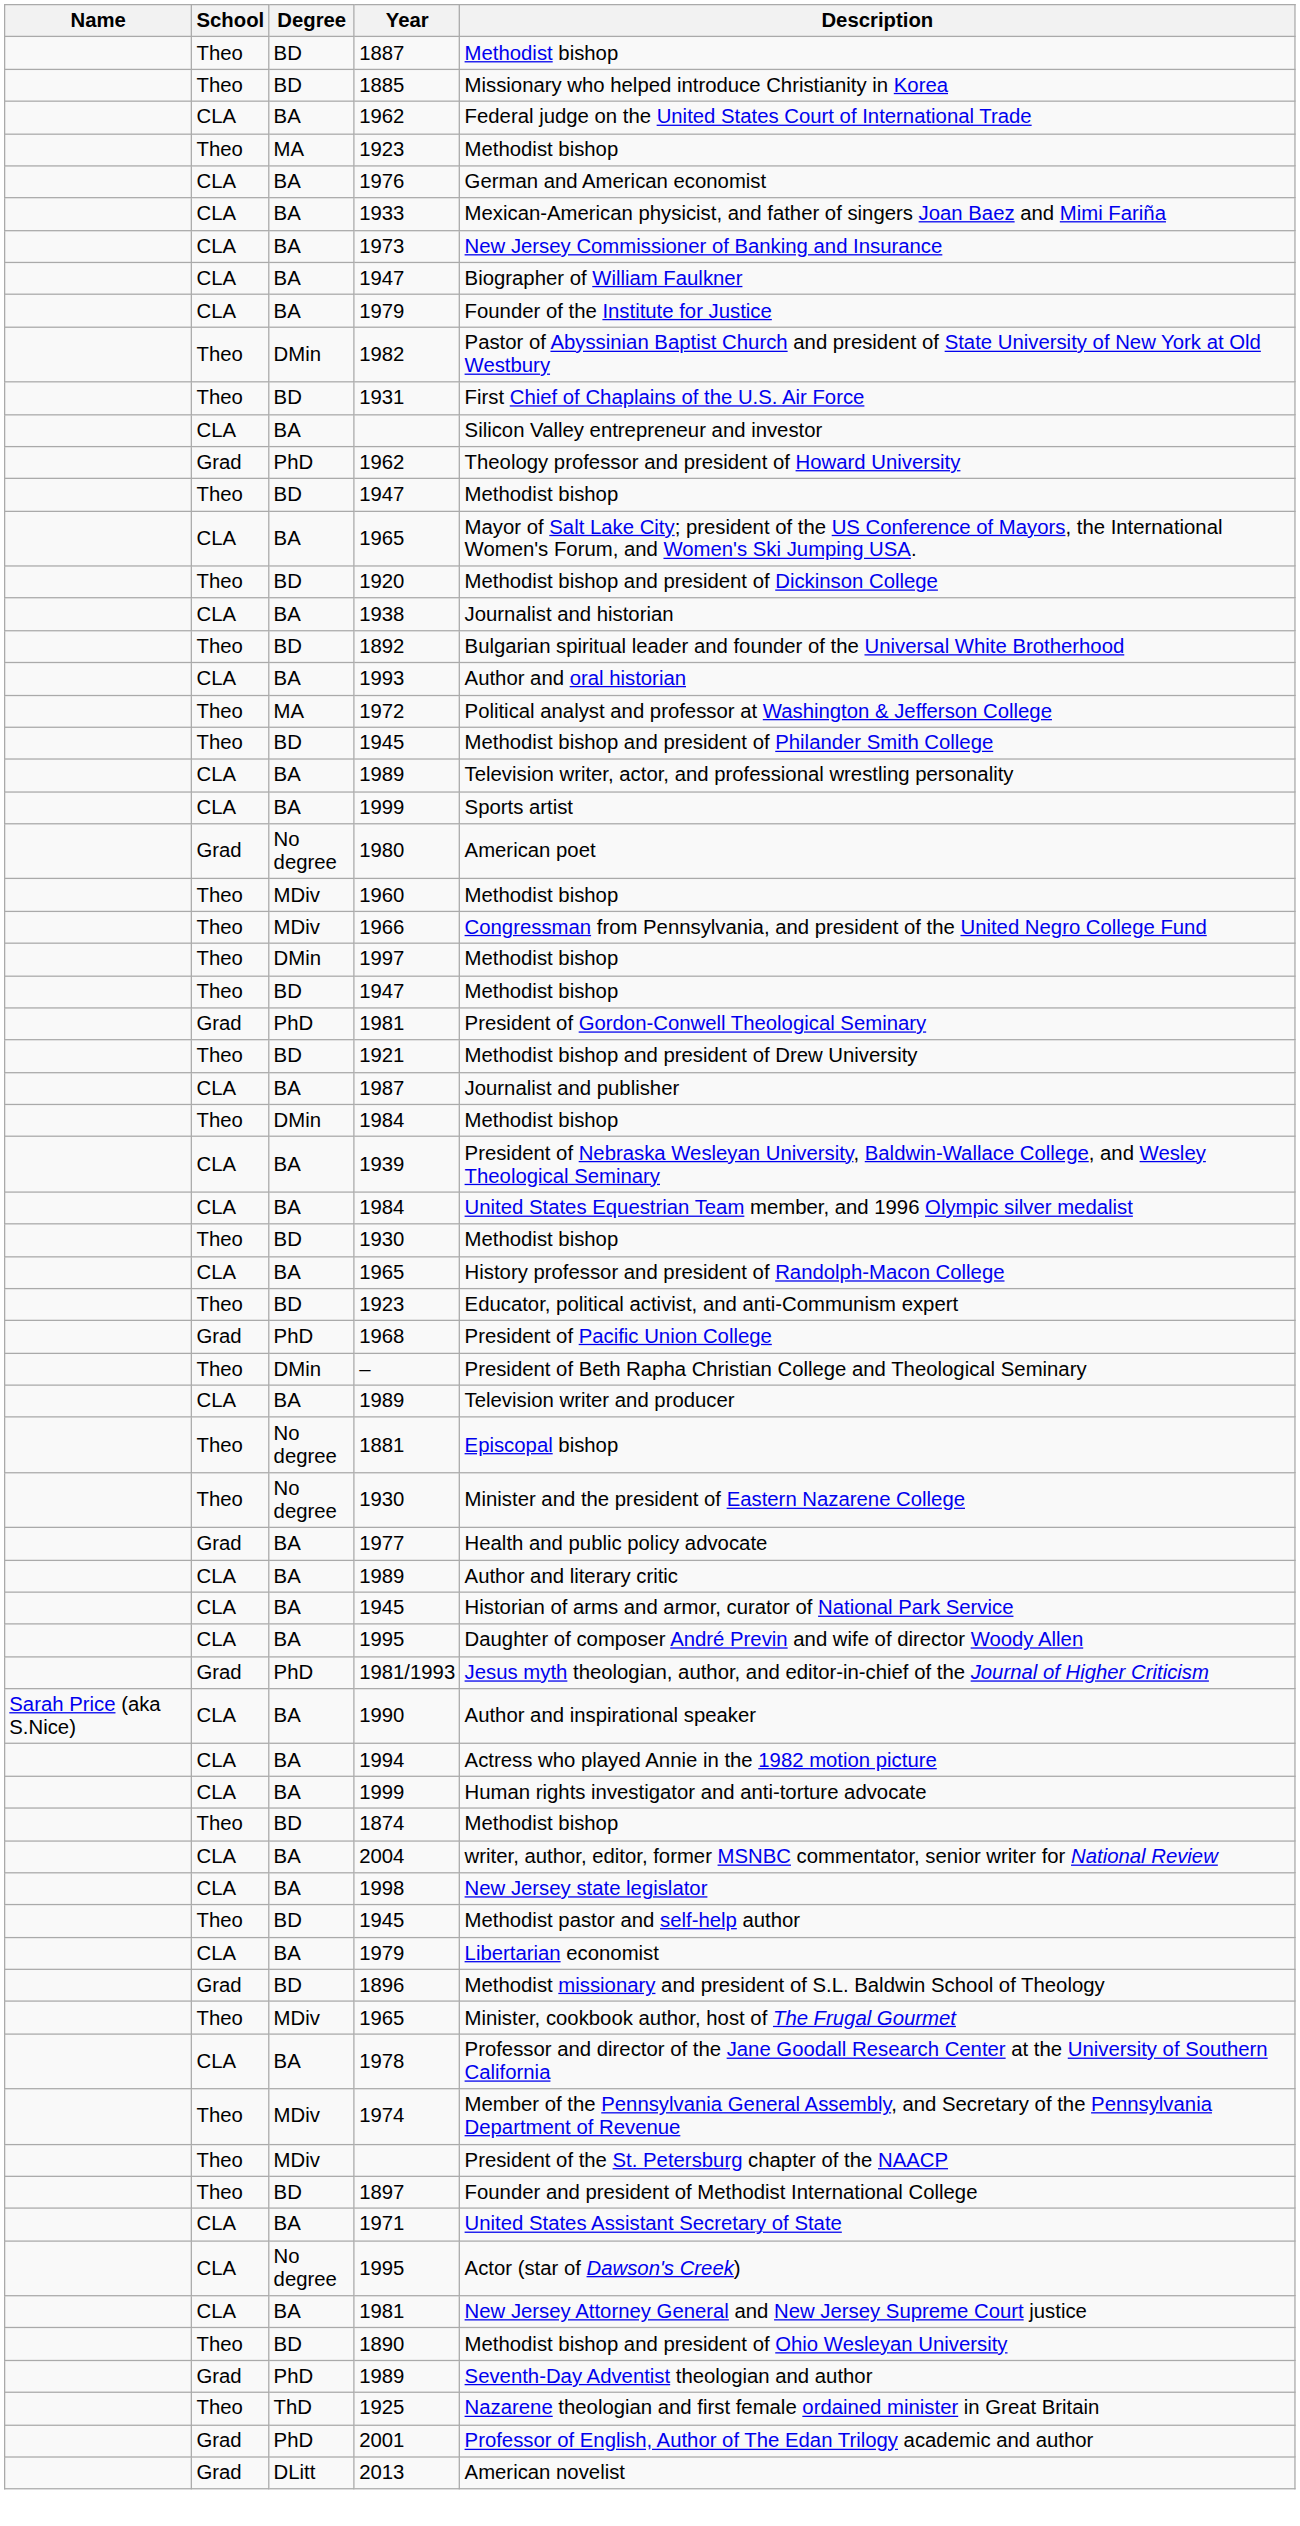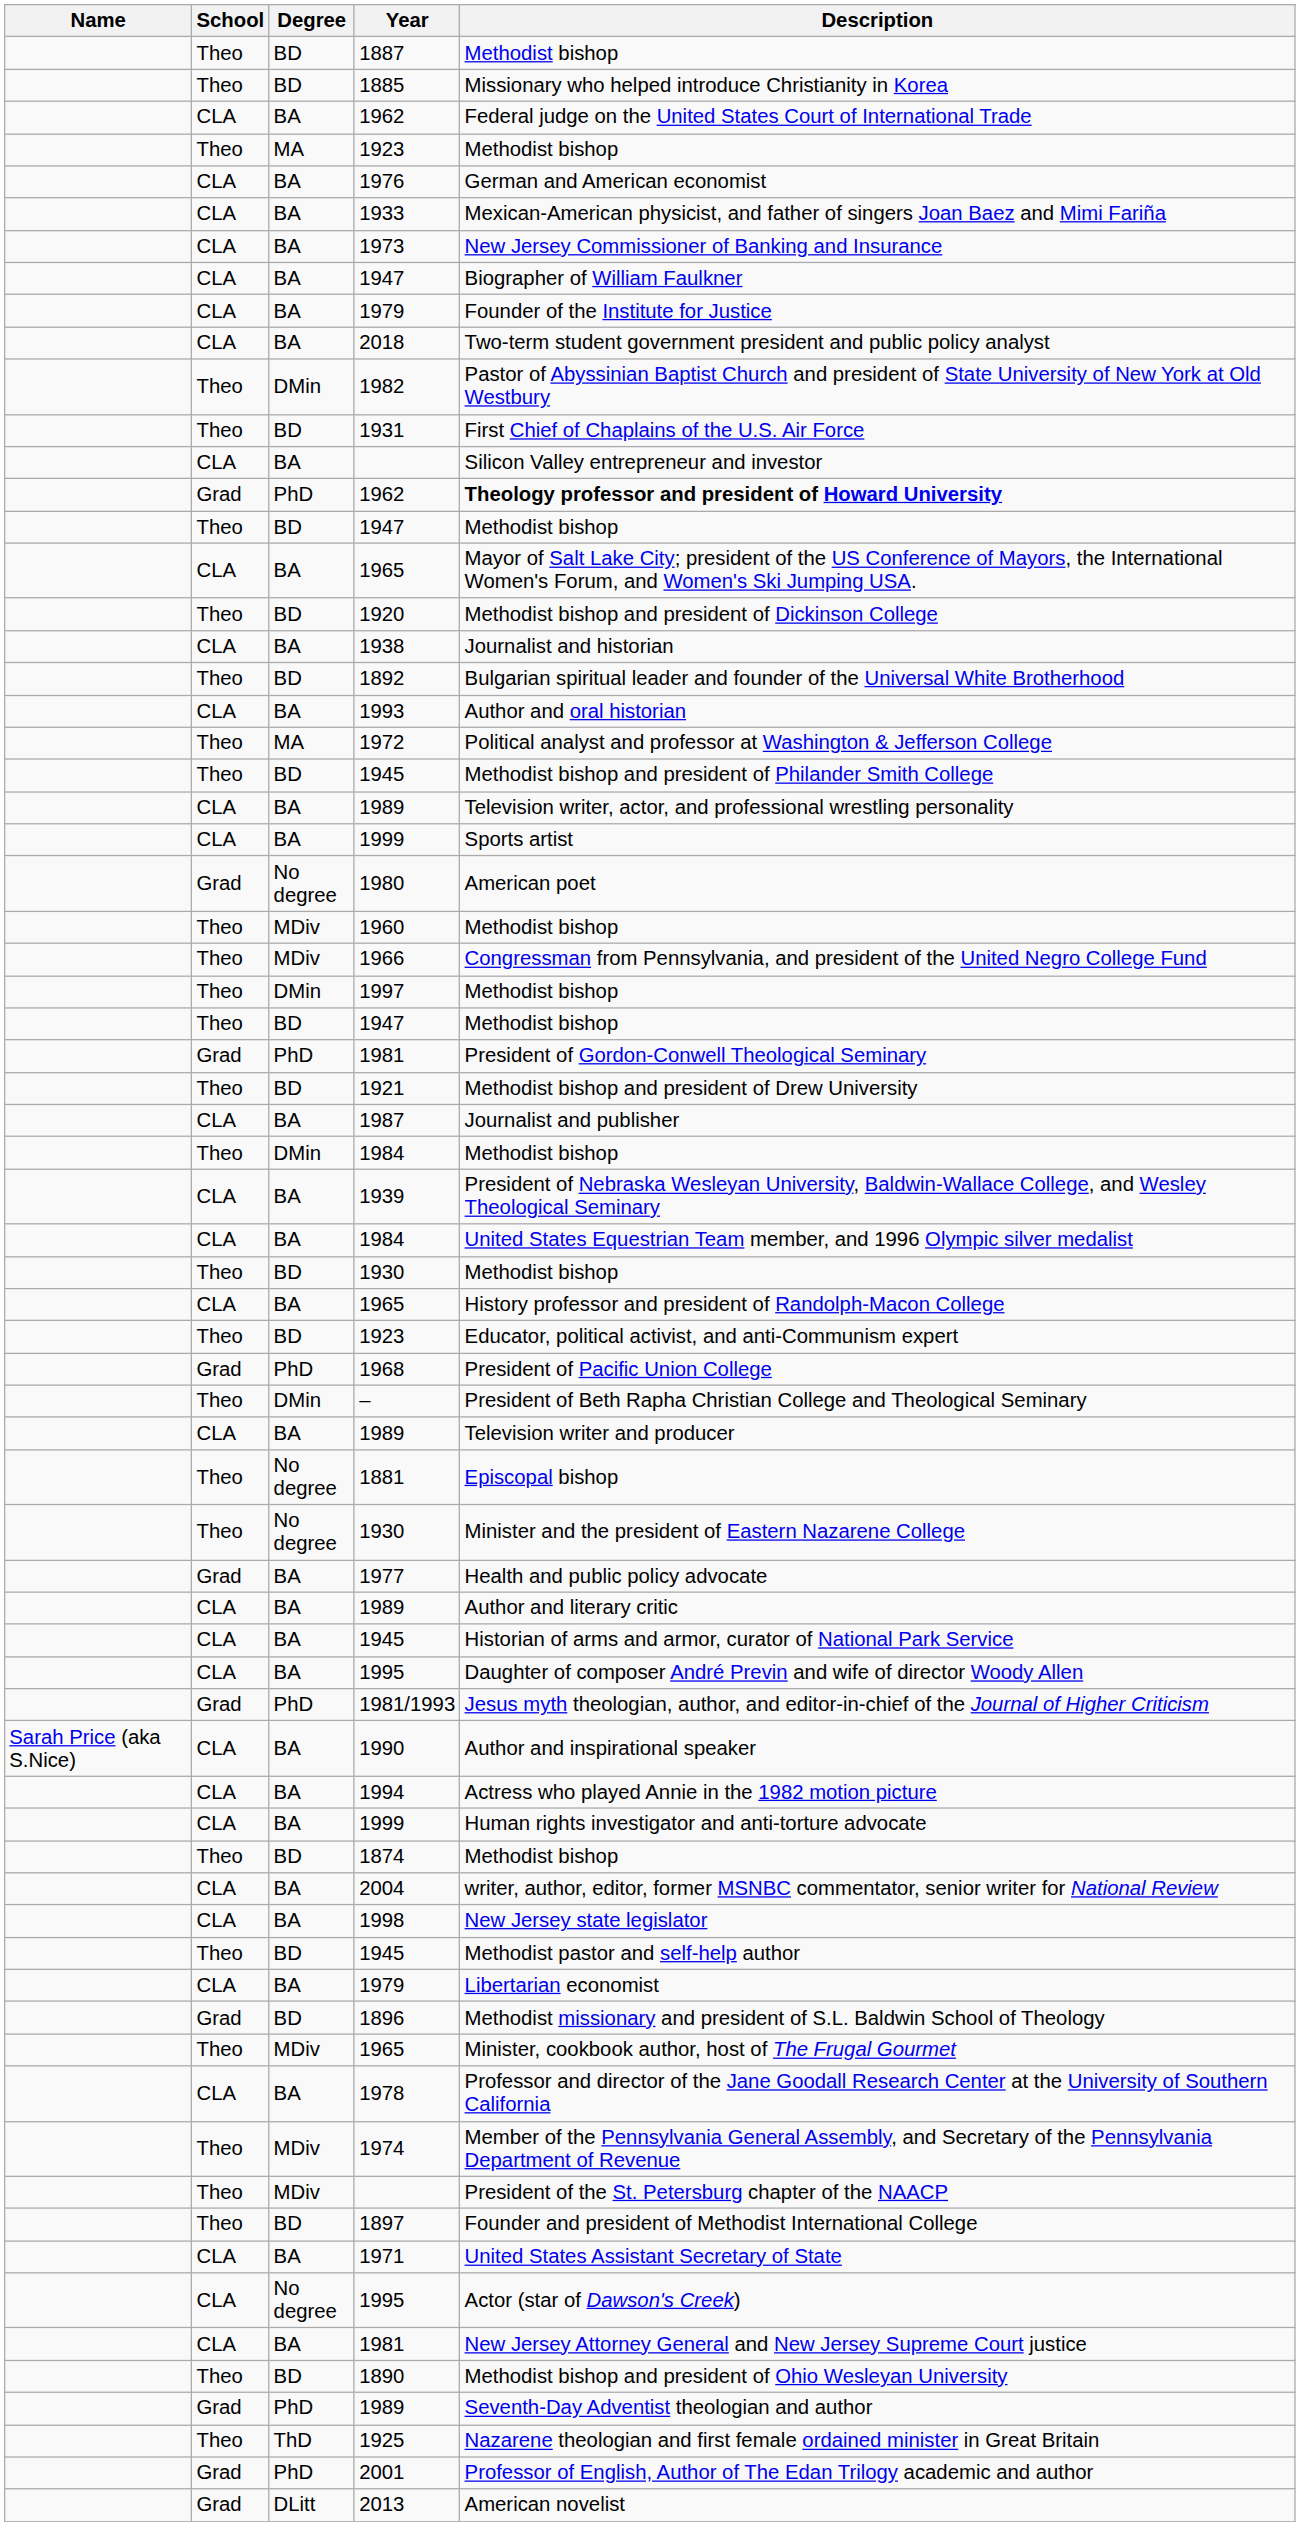+ row: (287, 342)
(713, 462) normal -> (733, 494) bold
